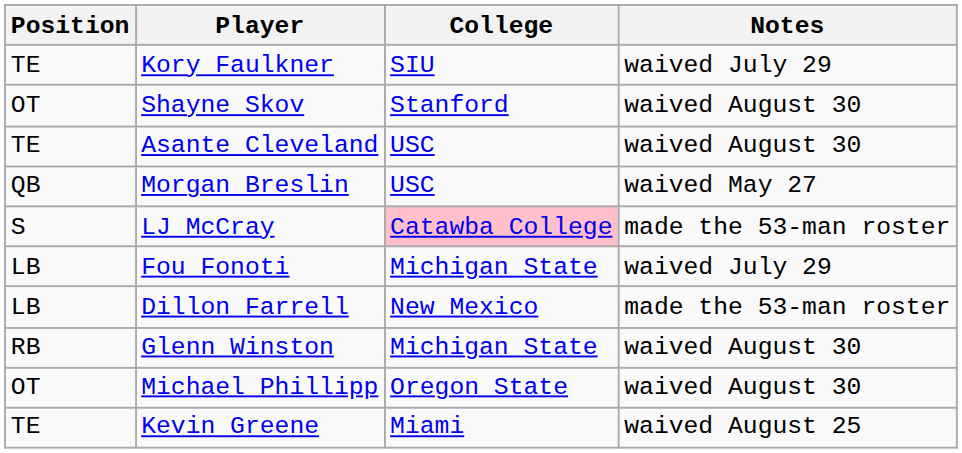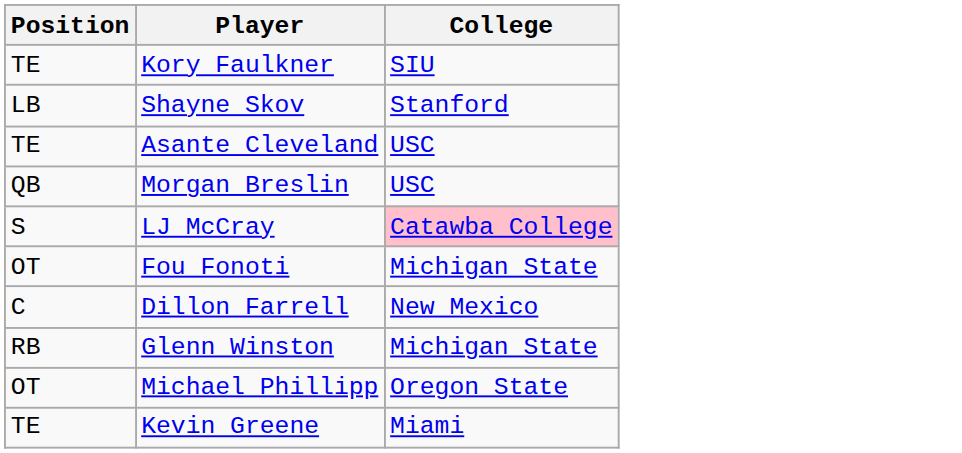- column: (787, 25)
(26, 106) OT -> (26, 106) LB
(26, 267) LB -> (26, 267) OT
(26, 307) LB -> (18, 307) C
